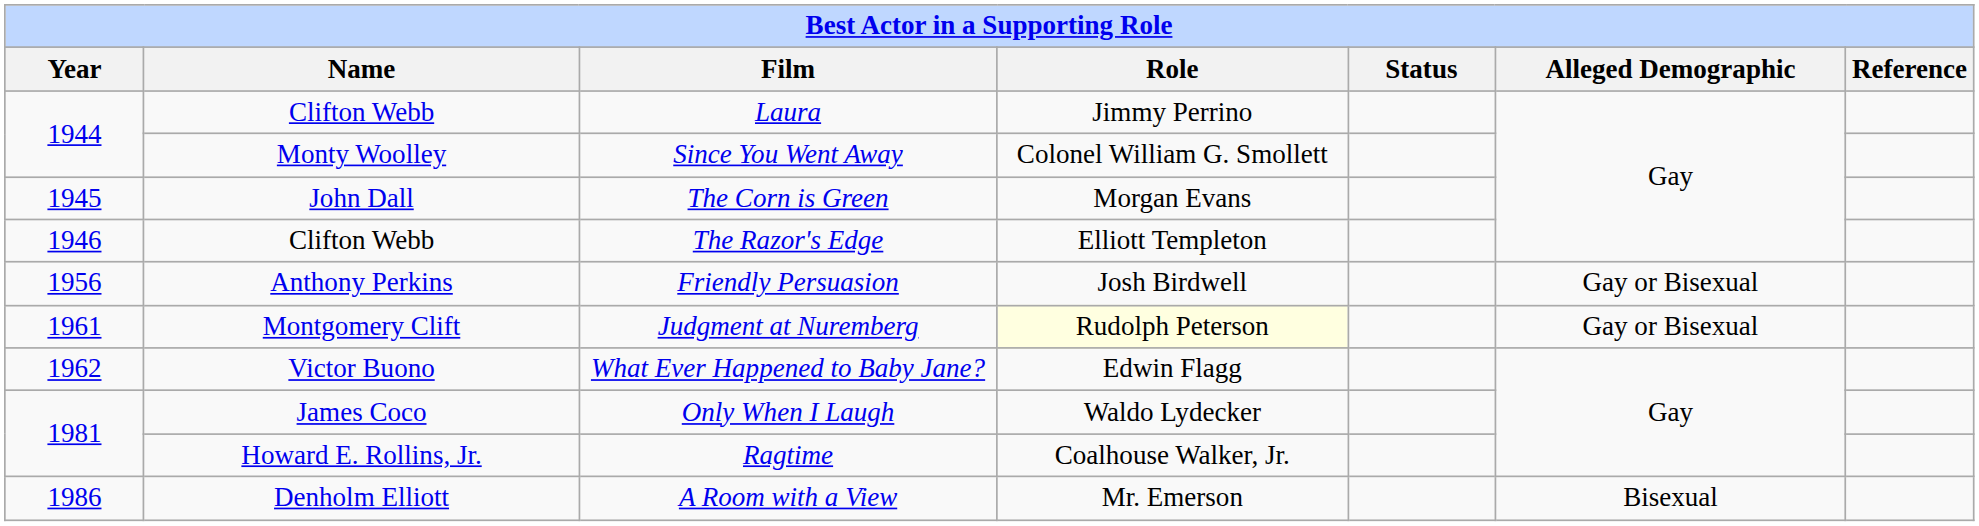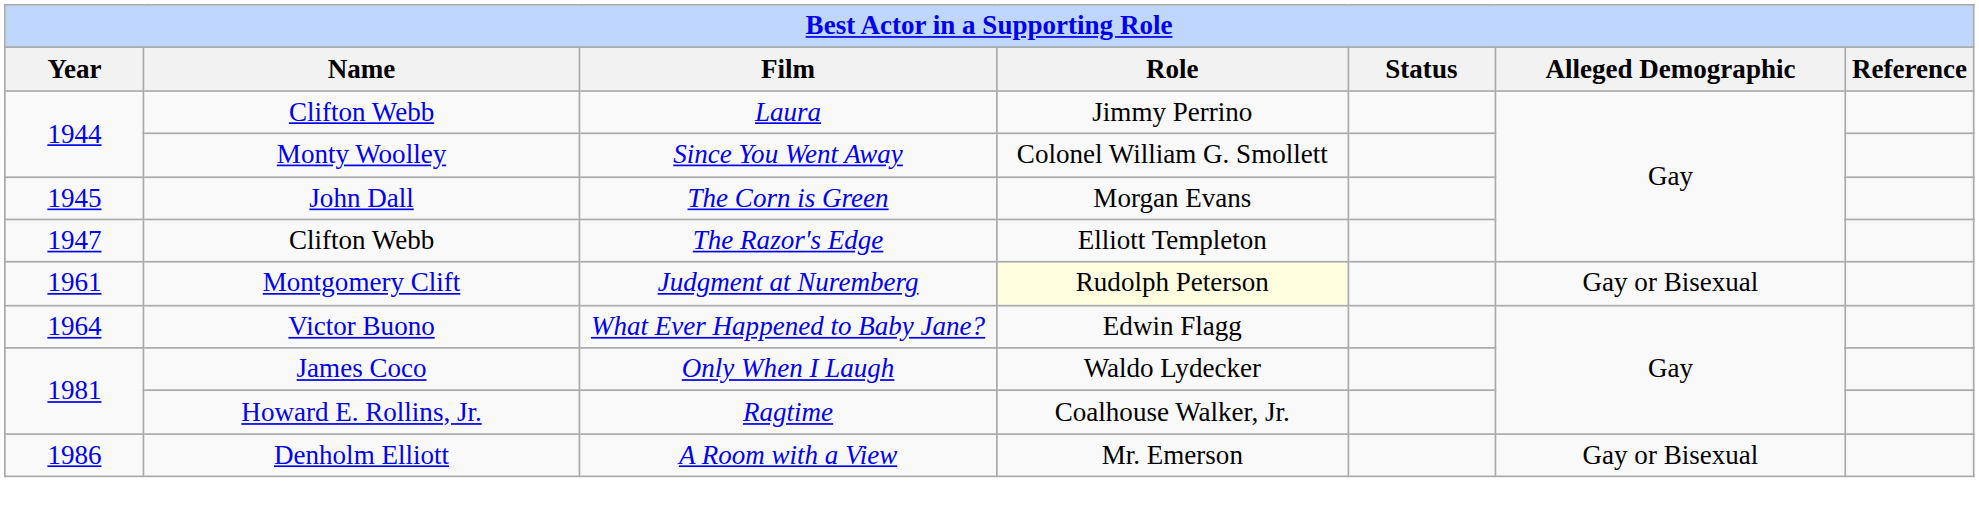(74, 240) 1946 -> (74, 240) 1947
- row: (788, 283)
(74, 369) 1962 -> (74, 326) 1964
(1670, 497) Bisexual -> (1670, 454) Gay or Bisexual
